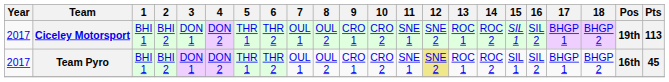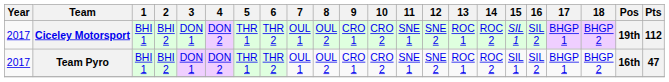(653, 35) 113 -> (653, 35) 112
(436, 63) khaki background -> (436, 63) no background
(653, 63) 45 -> (653, 63) 47
